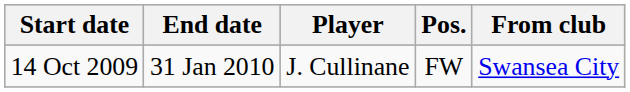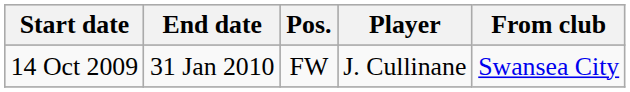columns swapped: (444, 24) <-> (348, 24)
